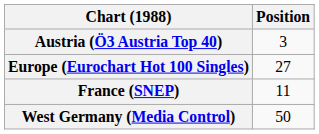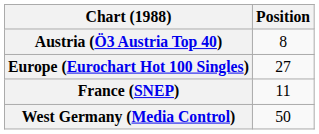(283, 41) 3 -> (283, 41) 8
